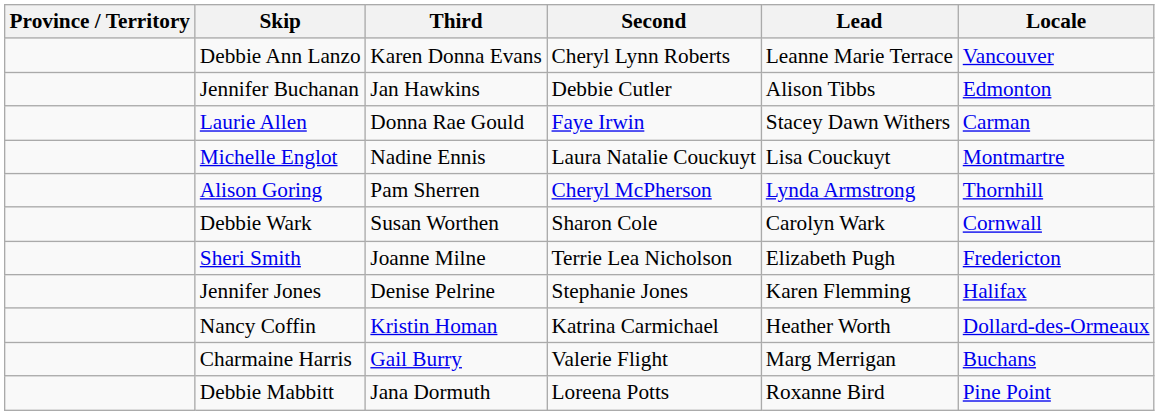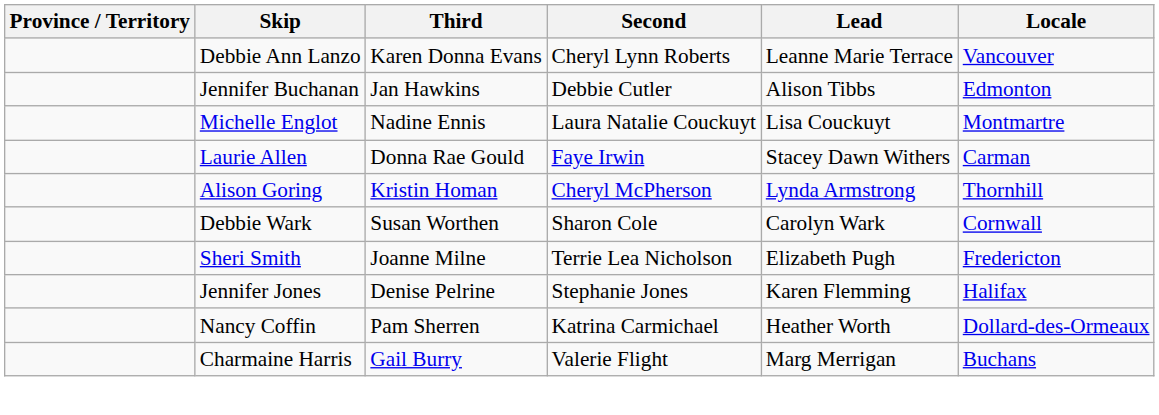rows swapped: (269, 156) <-> (253, 122)
(425, 190) Pam Sherren -> (434, 190) Kristin Homan
(434, 325) Kristin Homan -> (425, 325) Pam Sherren
- row: (267, 392)
